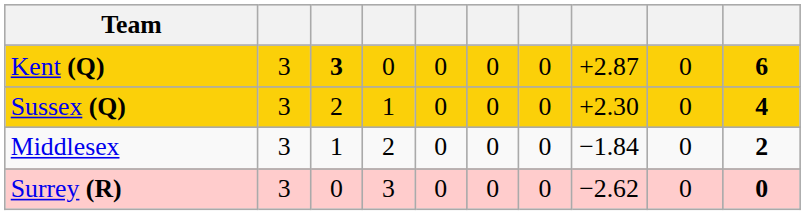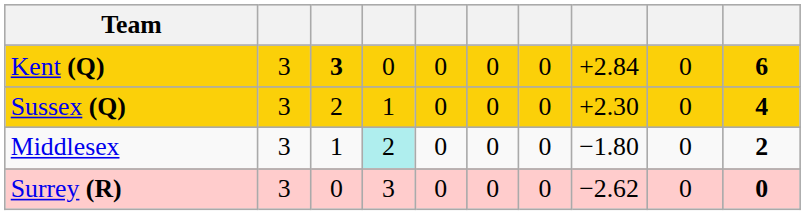(609, 65) +2.87 -> (609, 65) +2.84
(388, 147) no background -> (388, 147) paleturquoise background
(609, 147) −1.84 -> (609, 147) −1.80
